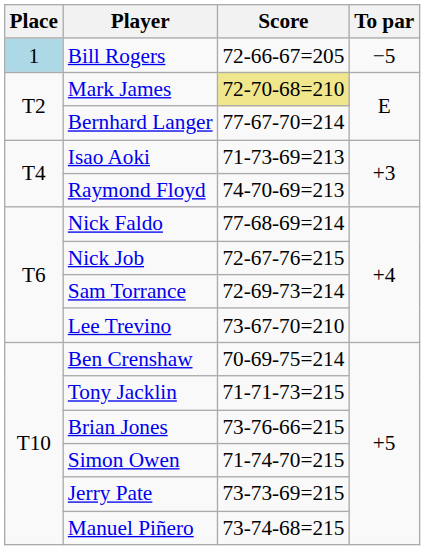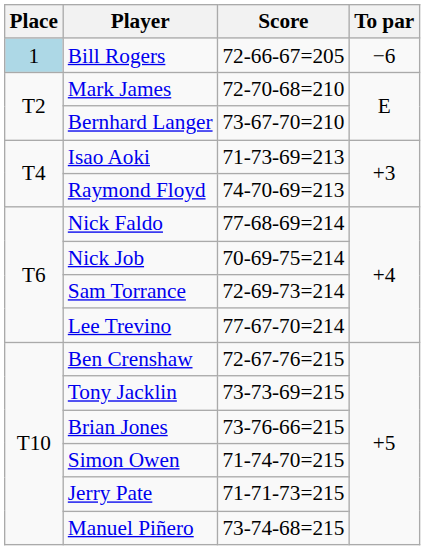(384, 55) −5 -> (384, 55) −6
(283, 88) khaki background -> (283, 88) no background
(283, 122) 77-67-70=214 -> (283, 122) 73-67-70=210
(283, 257) 72-67-76=215 -> (283, 257) 70-69-75=214
(283, 325) 73-67-70=210 -> (283, 325) 77-67-70=214
(283, 358) 70-69-75=214 -> (283, 358) 72-67-76=215
(283, 392) 71-71-73=215 -> (283, 392) 73-73-69=215
(283, 493) 73-73-69=215 -> (283, 493) 71-71-73=215
